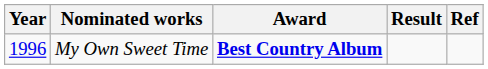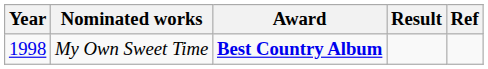(28, 49) 1996 -> (28, 49) 1998
